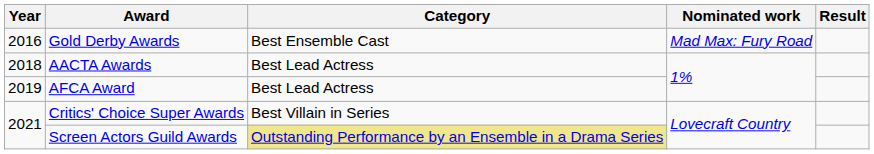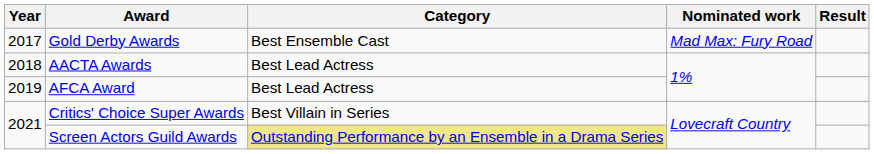(25, 40) 2016 -> (25, 40) 2017
